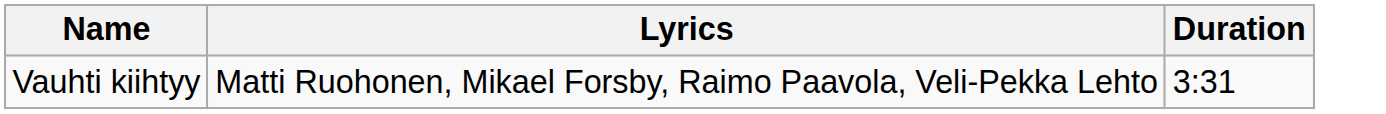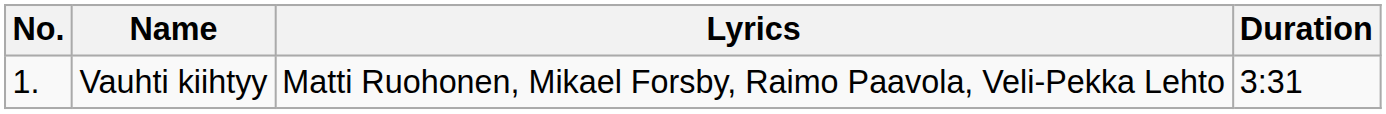+ column: (38, 30)
